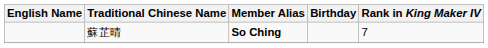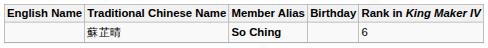(365, 32) 7 -> (365, 32) 6
